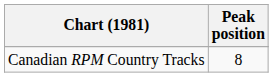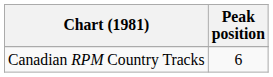(238, 59) 8 -> (238, 59) 6
